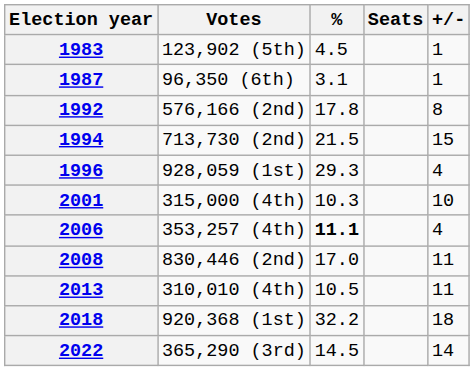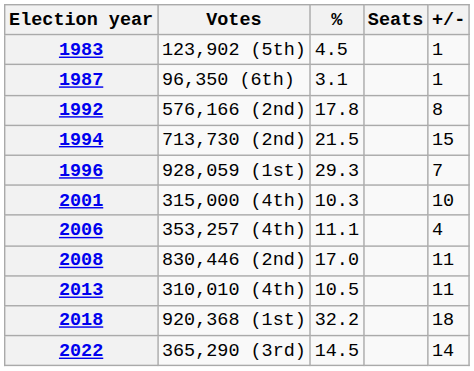(438, 170) 4 -> (438, 170) 7
(337, 230) bold -> (337, 230) normal
